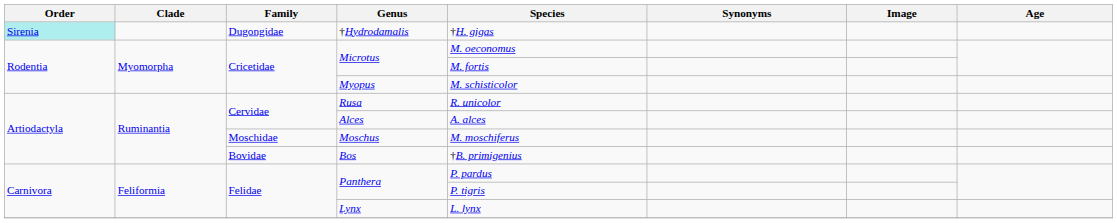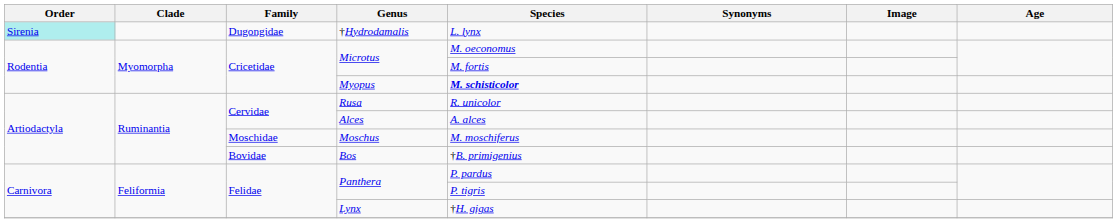(472, 31) †H. gigas -> (465, 31) L. lynx
(484, 84) normal -> (484, 84) bold
(465, 208) L. lynx -> (472, 208) †H. gigas
